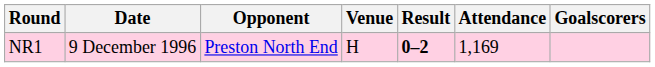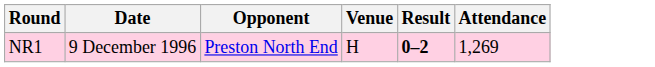- column: (600, 18)
(479, 47) 1,169 -> (479, 47) 1,269
